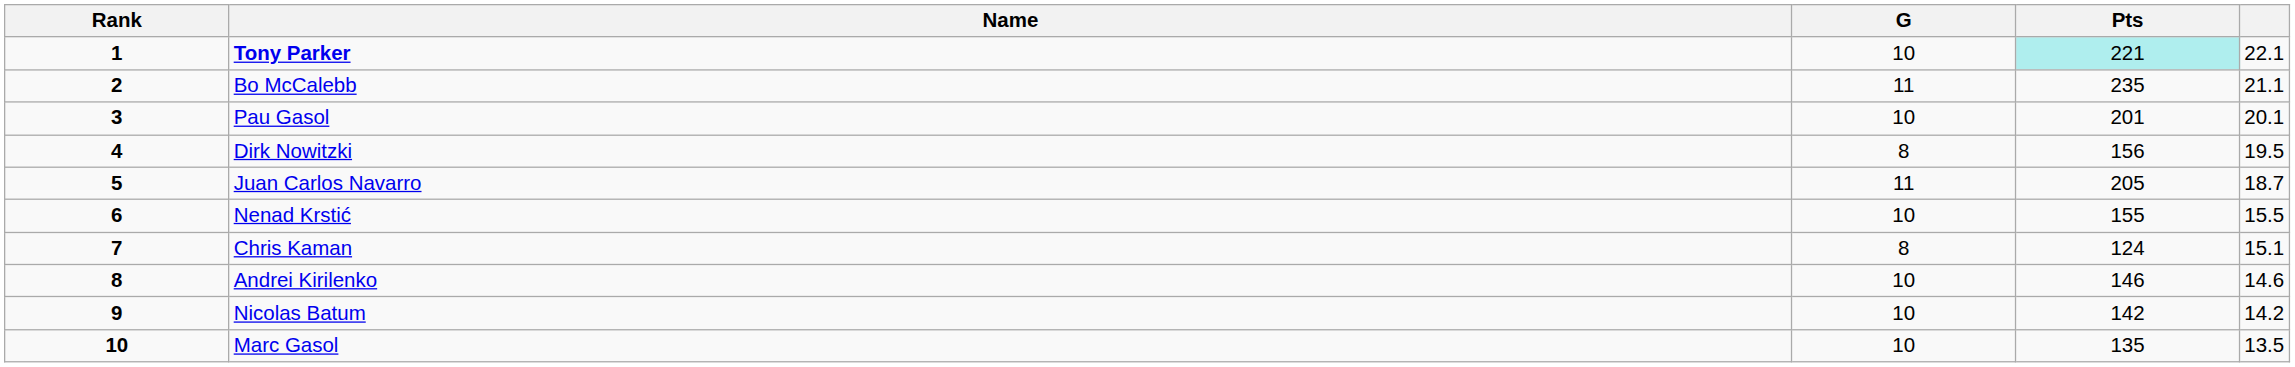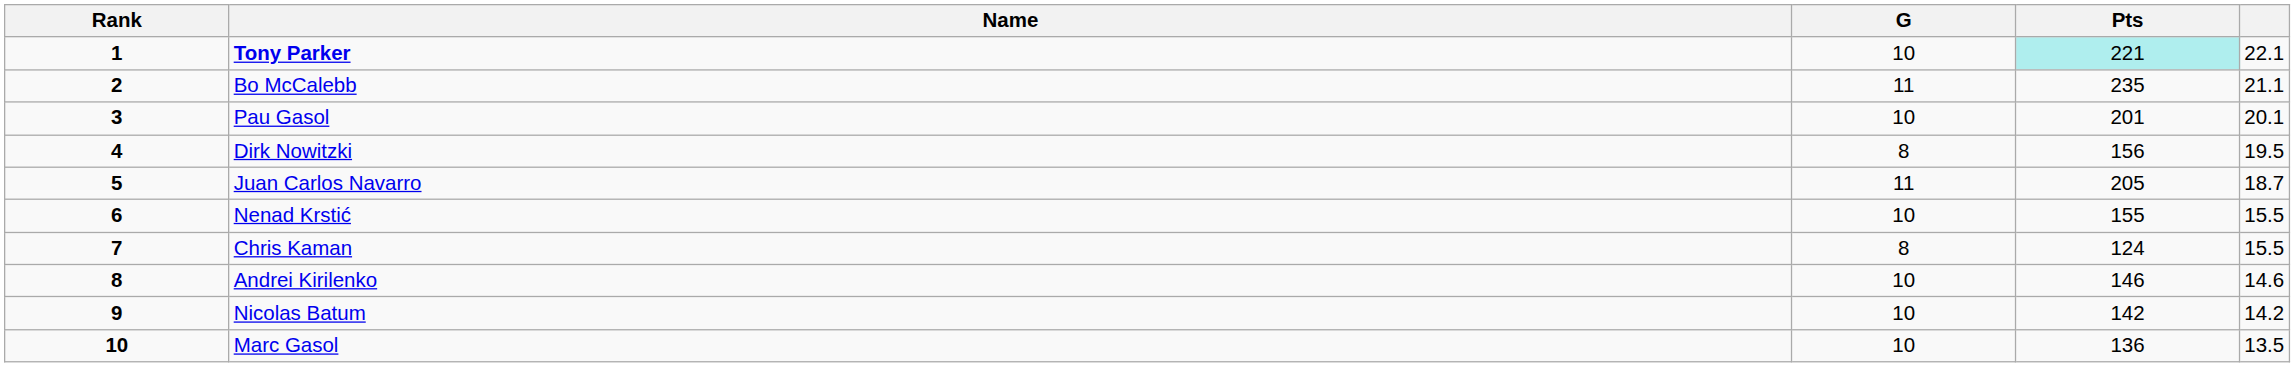(2264, 248) 15.1 -> (2264, 248) 15.5
(2128, 345) 135 -> (2128, 345) 136
